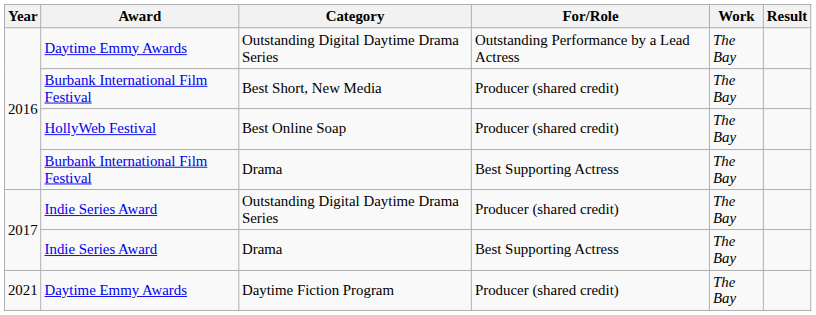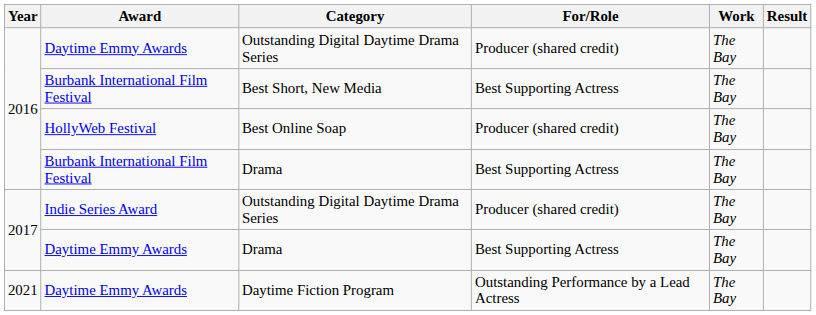(582, 48) Outstanding Performance by a Lead Actress -> (547, 48) Producer (shared credit)
(547, 88) Producer (shared credit) -> (547, 88) Best Supporting Actress
(101, 249) Indie Series Award -> (116, 249) Daytime Emmy Awards
(547, 290) Producer (shared credit) -> (582, 290) Outstanding Performance by a Lead Actress
